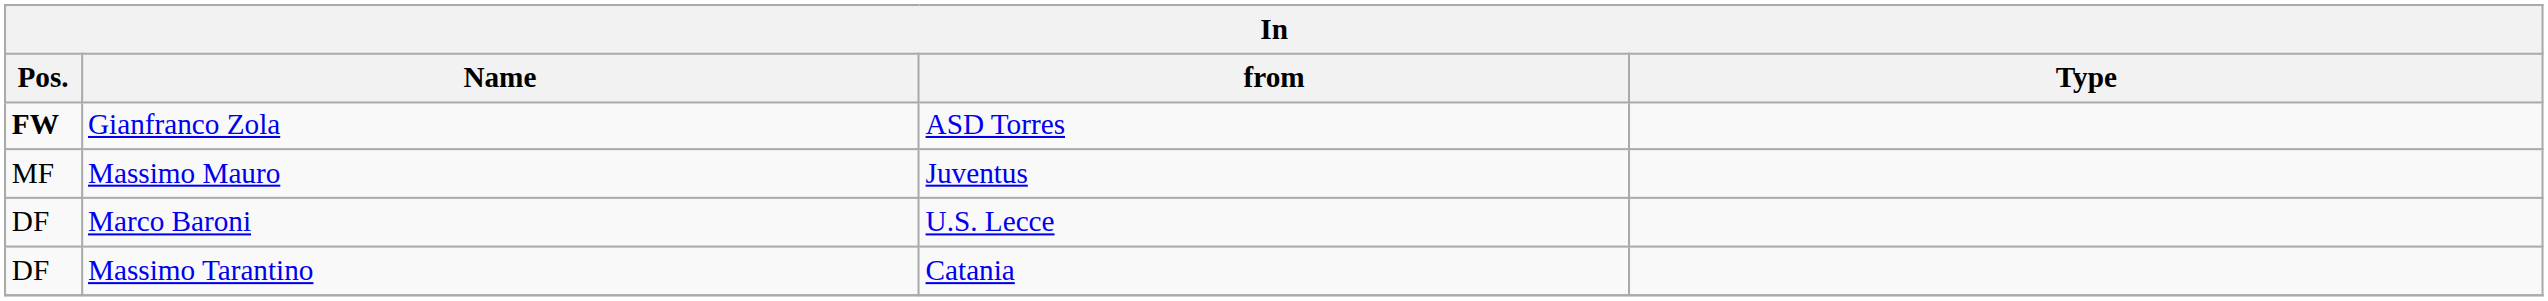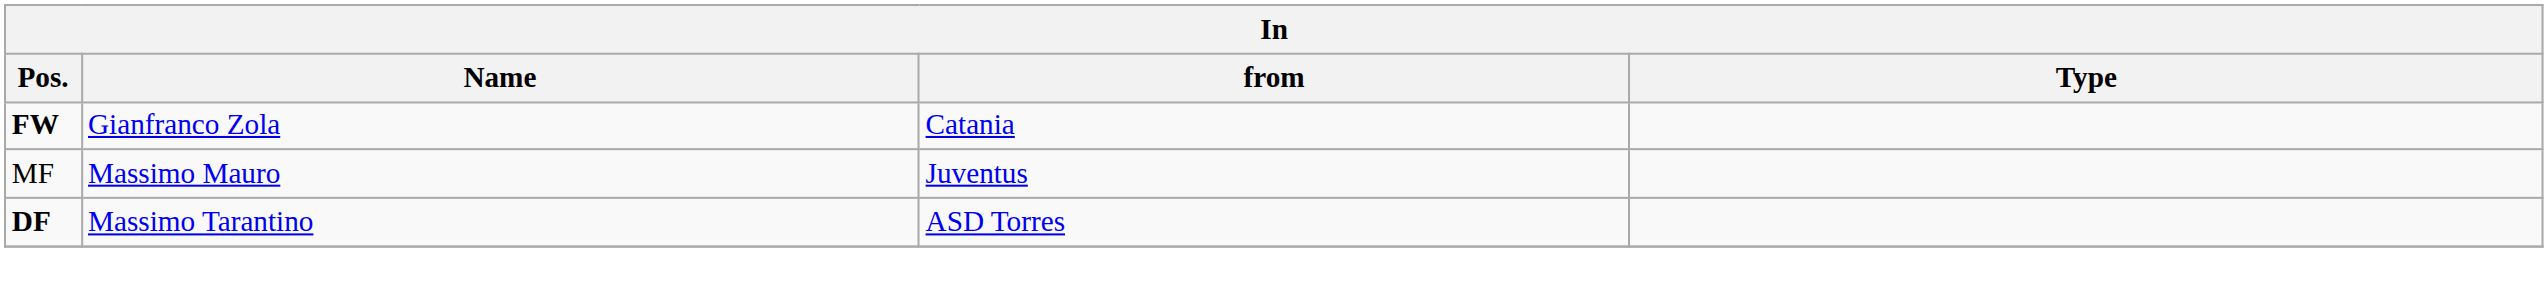(995, 125) ASD Torres -> (970, 125) Catania
- row: (170, 221)
(31, 270) normal -> (31, 221) bold
(970, 270) Catania -> (995, 221) ASD Torres
